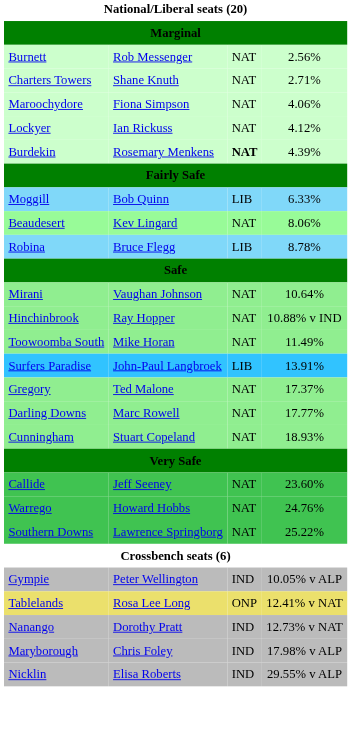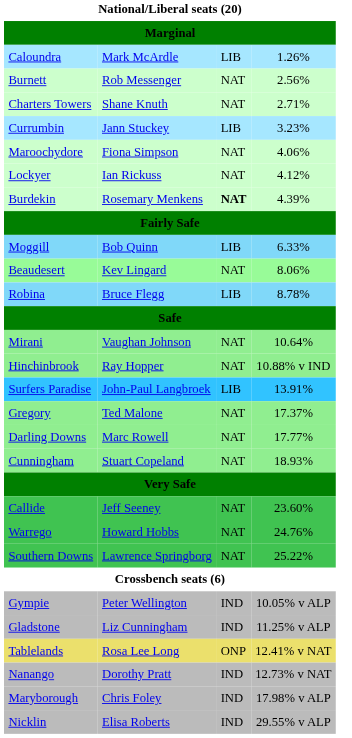+ row: (35, 56)
+ row: (36, 127)
- row: (56, 341)
+ row: (34, 626)
